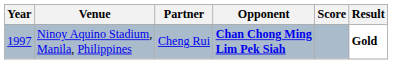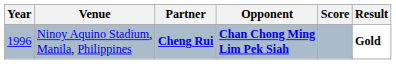(19, 41) 1997 -> (19, 41) 1996
(184, 41) normal -> (186, 41) bold
